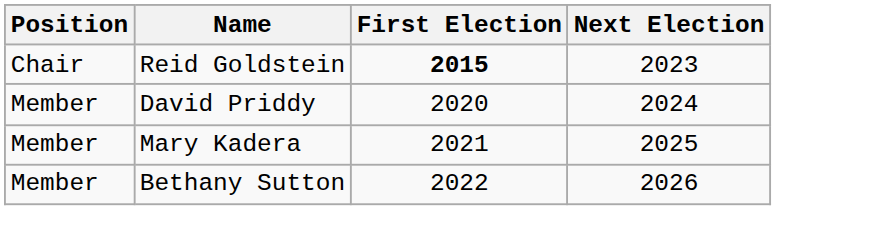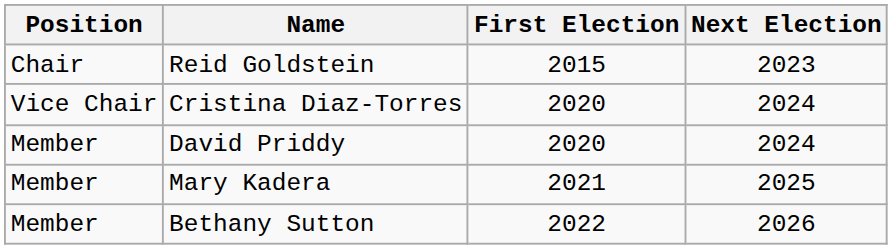(459, 65) bold -> (577, 65) normal
+ row: (316, 105)
